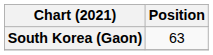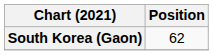(177, 38) 63 -> (177, 38) 62
